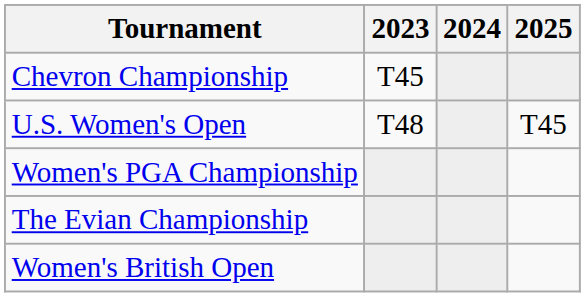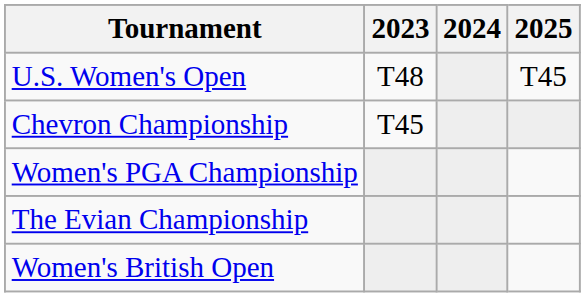rows swapped: (150, 76) <-> (129, 124)
